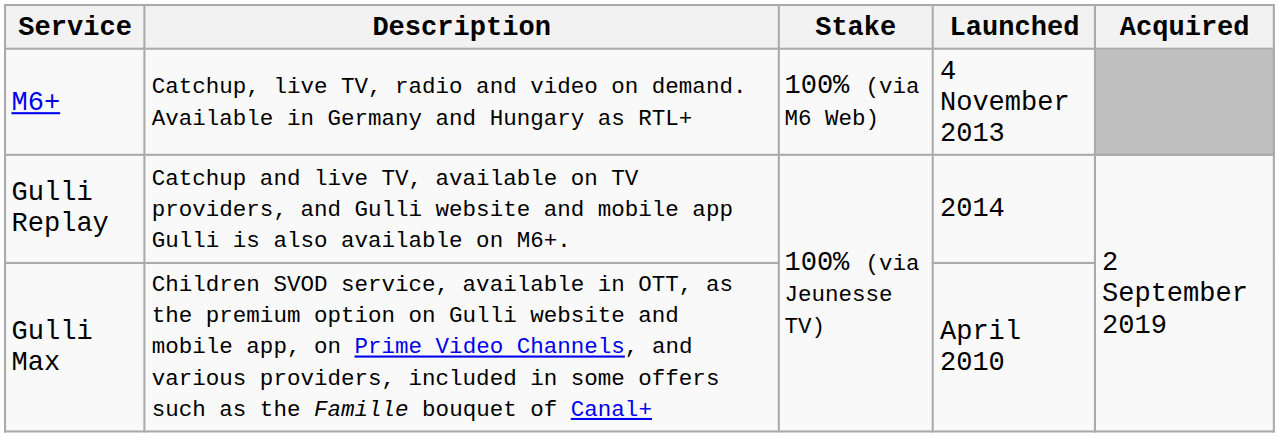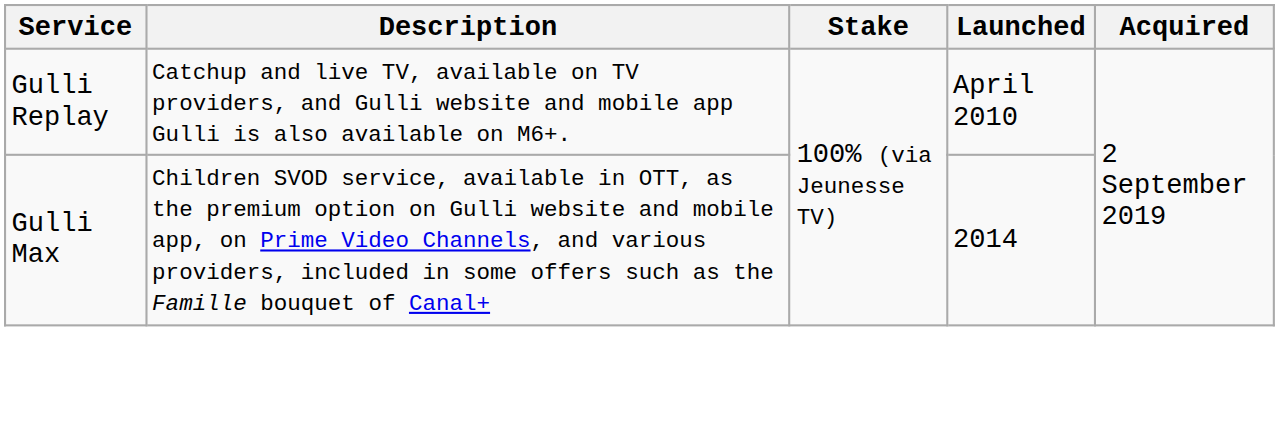- row: (36, 102)
(972, 209) 2014 -> (994, 102) April 2010
(981, 346) April 2010 -> (986, 240) 2014
